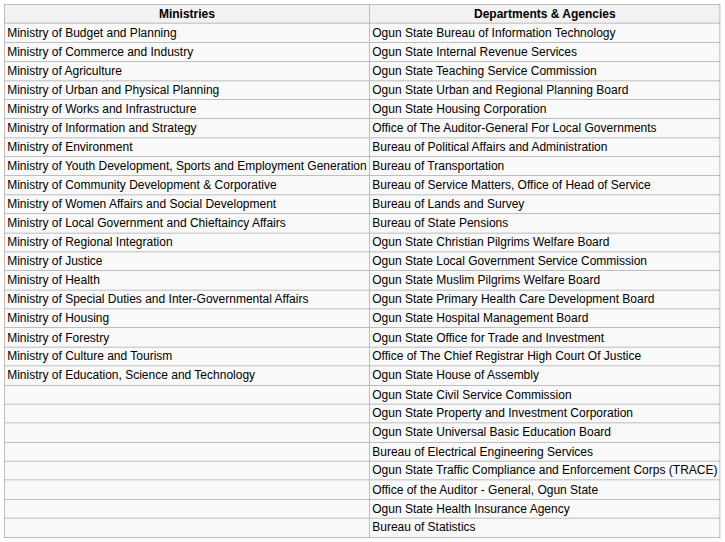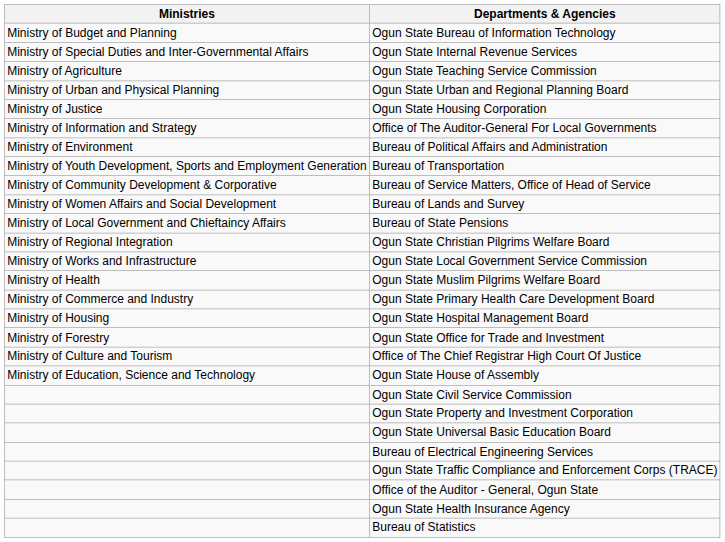(100, 52) Ministry of Commerce and Industry -> (158, 52) Ministry of Special Duties and Inter-Governmental Affairs
(102, 109) Ministry of Works and Infrastructure -> (55, 109) Ministry of Justice
(55, 261) Ministry of Justice -> (102, 261) Ministry of Works and Infrastructure
(158, 299) Ministry of Special Duties and Inter-Governmental Affairs -> (100, 299) Ministry of Commerce and Industry
